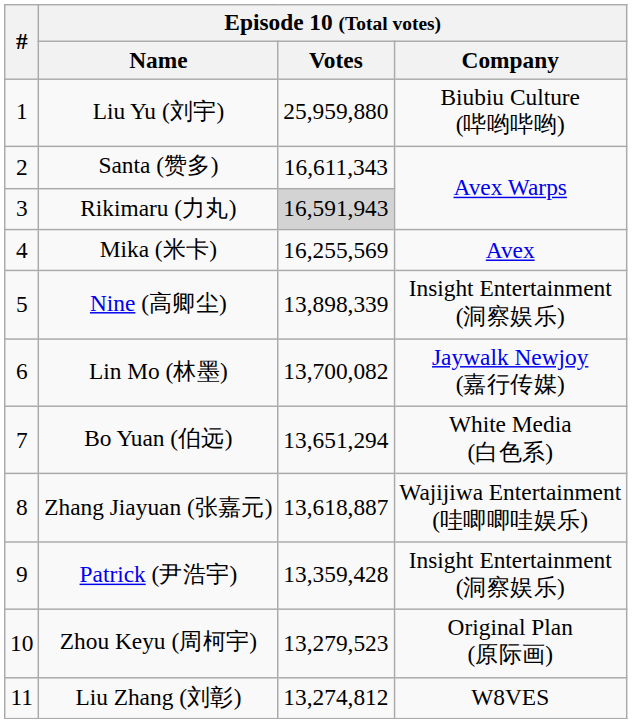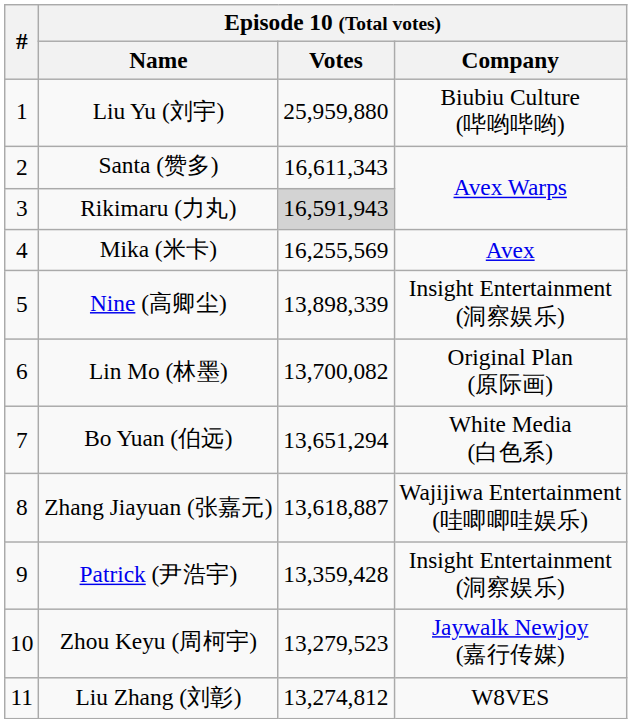(510, 370) Jaywalk Newjoy (嘉行传媒) -> (510, 370) Original Plan (原际画)
(510, 641) Original Plan (原际画) -> (510, 641) Jaywalk Newjoy (嘉行传媒)
